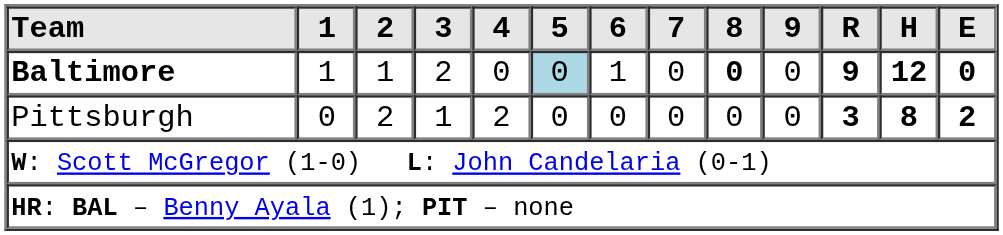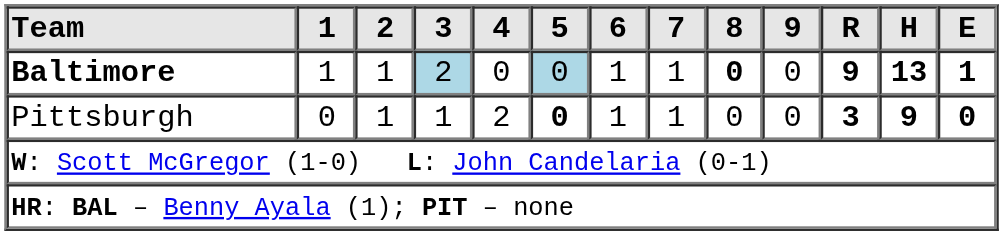(443, 73) no background -> (443, 73) lightblue background
(676, 73) 0 -> (676, 73) 1
(909, 73) 12 -> (909, 73) 13
(967, 73) 0 -> (967, 73) 1
(385, 117) 2 -> (385, 117) 1
(560, 117) normal -> (560, 117) bold
(618, 117) 0 -> (618, 117) 1
(676, 117) 0 -> (676, 117) 1
(909, 117) 8 -> (909, 117) 9
(967, 117) 2 -> (967, 117) 0
